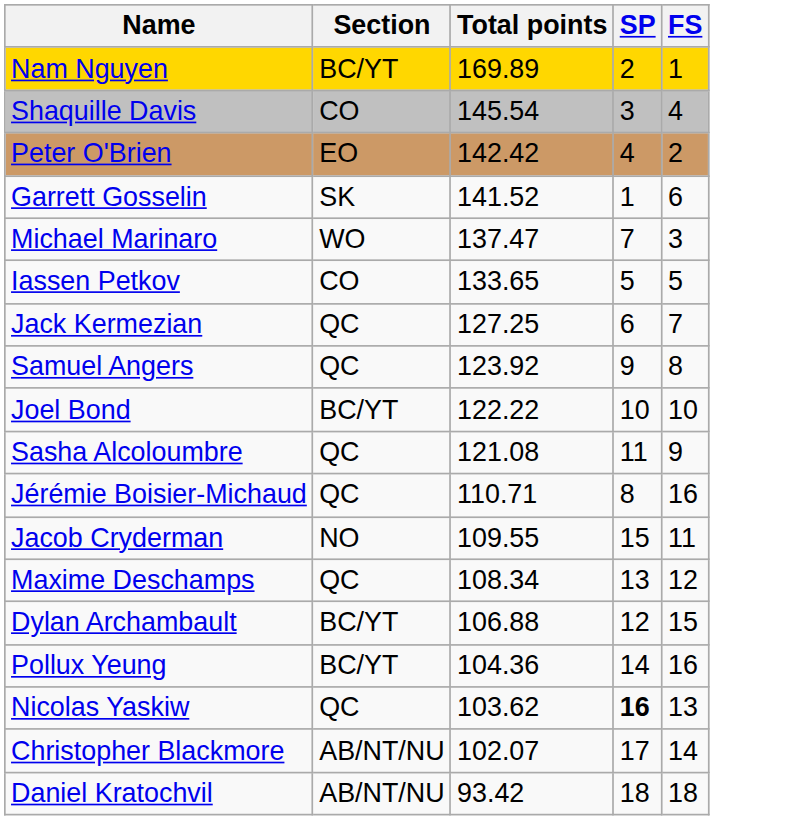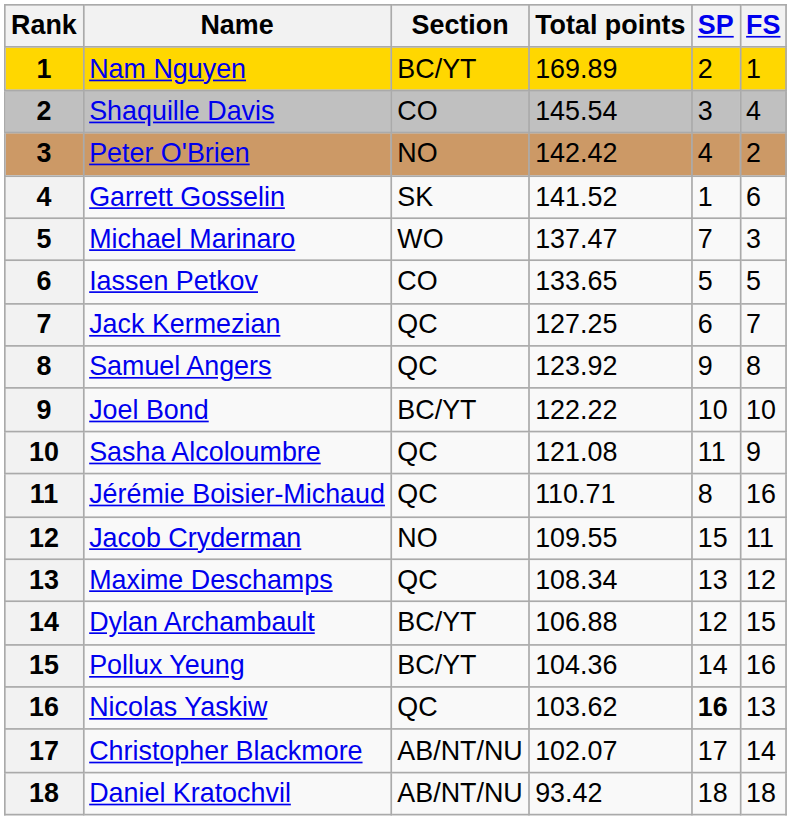+ column: (44, 25)
(339, 153) EO -> (417, 153) NO
